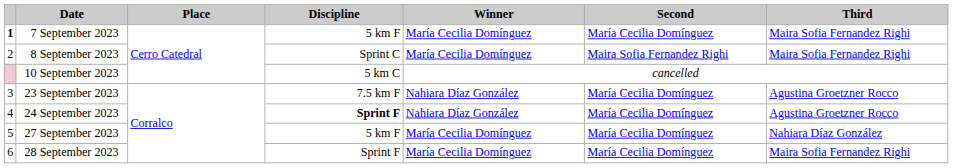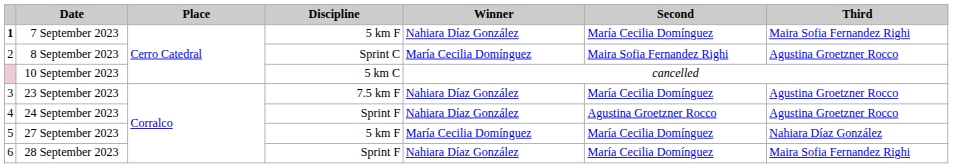(469, 33) María Cecilia Domínguez -> (462, 33) Nahiara Díaz González
(840, 53) Maira Sofia Fernandez Righi -> (834, 53) Agustina Groetzner Rocco
(378, 113) bold -> (380, 113) normal
(650, 113) María Cecilia Domínguez -> (652, 113) Agustina Groetzner Rocco
(469, 152) María Cecilia Domínguez -> (462, 152) Nahiara Díaz González
